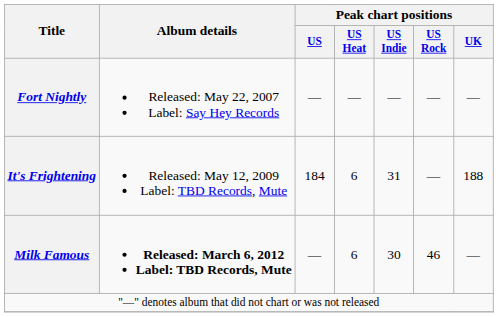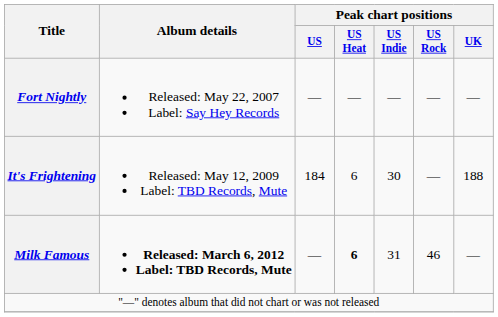(394, 175) 31 -> (394, 175) 30
(354, 254) normal -> (354, 254) bold
(394, 254) 30 -> (394, 254) 31
